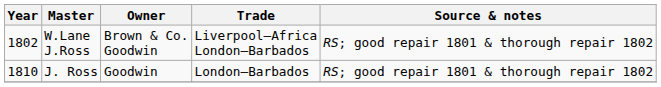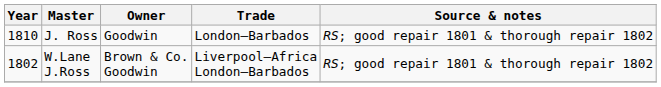rows swapped: (67, 43) <-> (71, 71)
